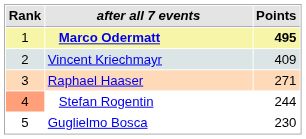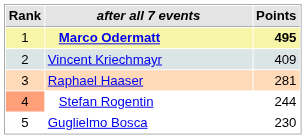(285, 80) 271 -> (285, 80) 281
